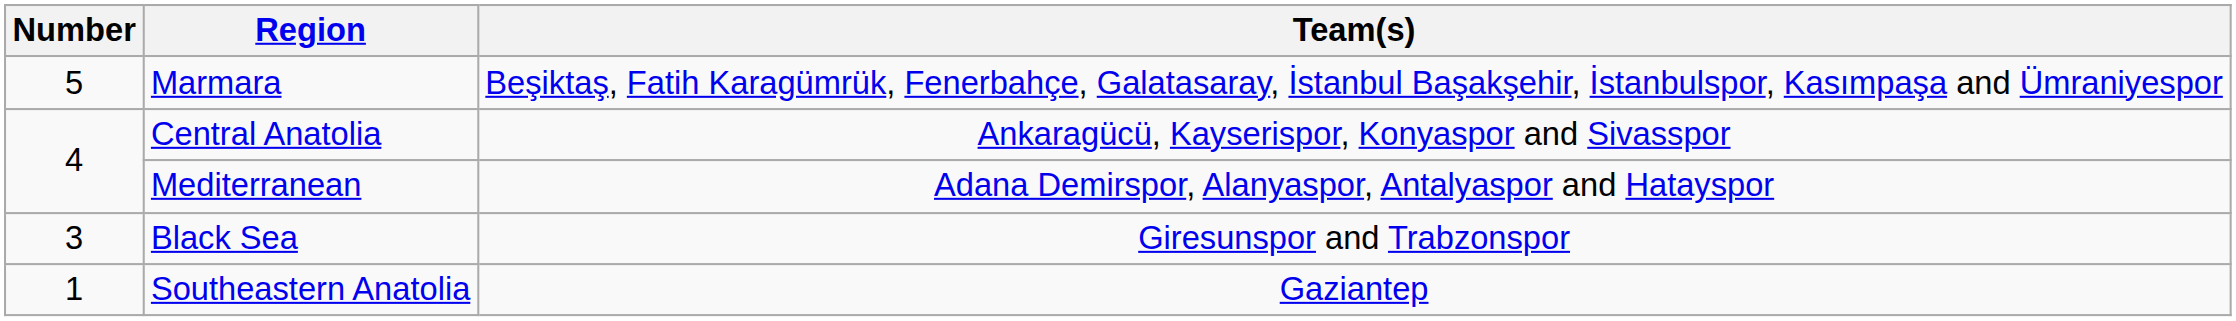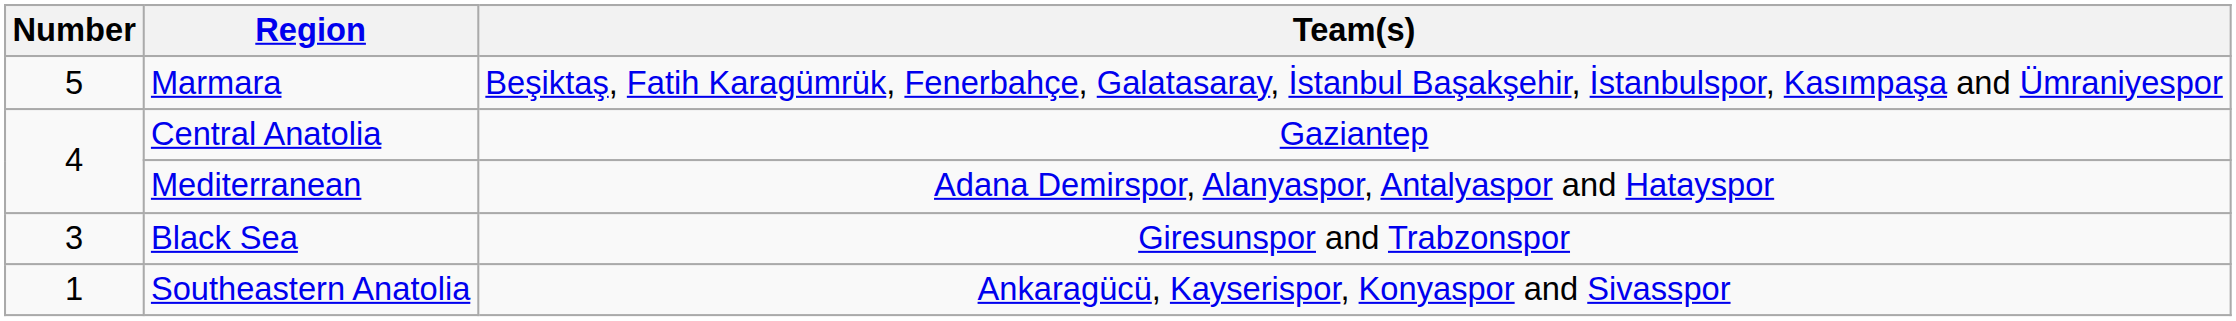(1354, 133) Ankaragücü, Kayserispor, Konyaspor and Sivasspor -> (1354, 133) Gaziantep
(1354, 289) Gaziantep -> (1354, 289) Ankaragücü, Kayserispor, Konyaspor and Sivasspor
